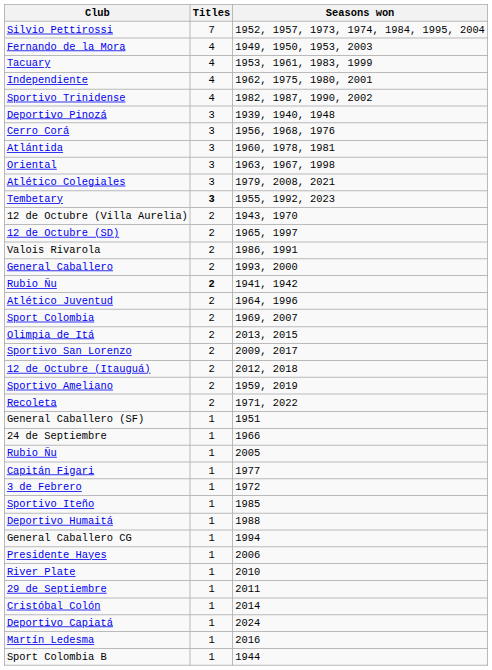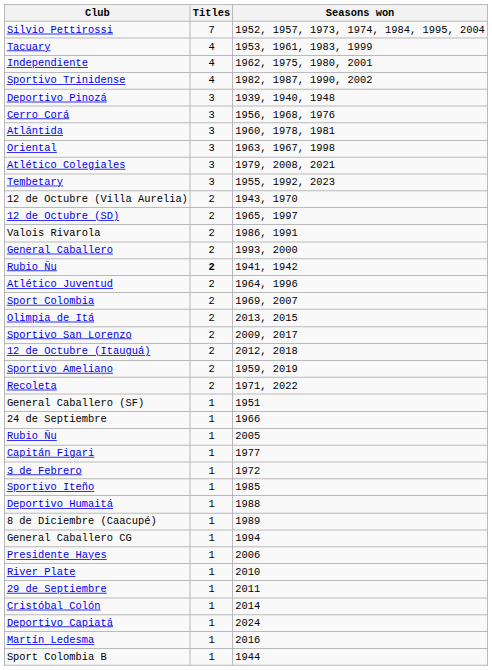- row: (66, 47)
(212, 199) bold -> (212, 182) normal
+ row: (82, 521)
